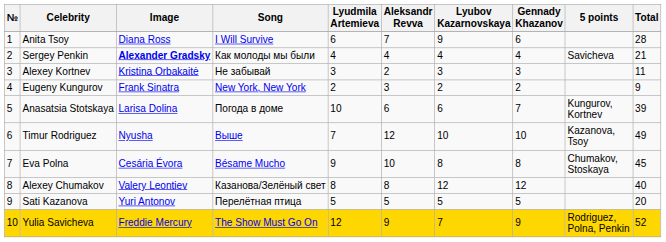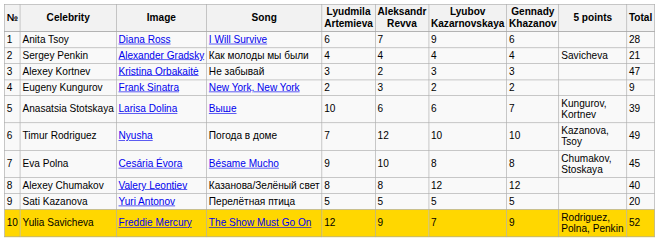(164, 55) bold -> (161, 55) normal
(640, 71) 11 -> (635, 71) 47
(249, 109) Погода в доме -> (223, 109) Выше
(229, 136) Выше -> (243, 136) Погода в доме
